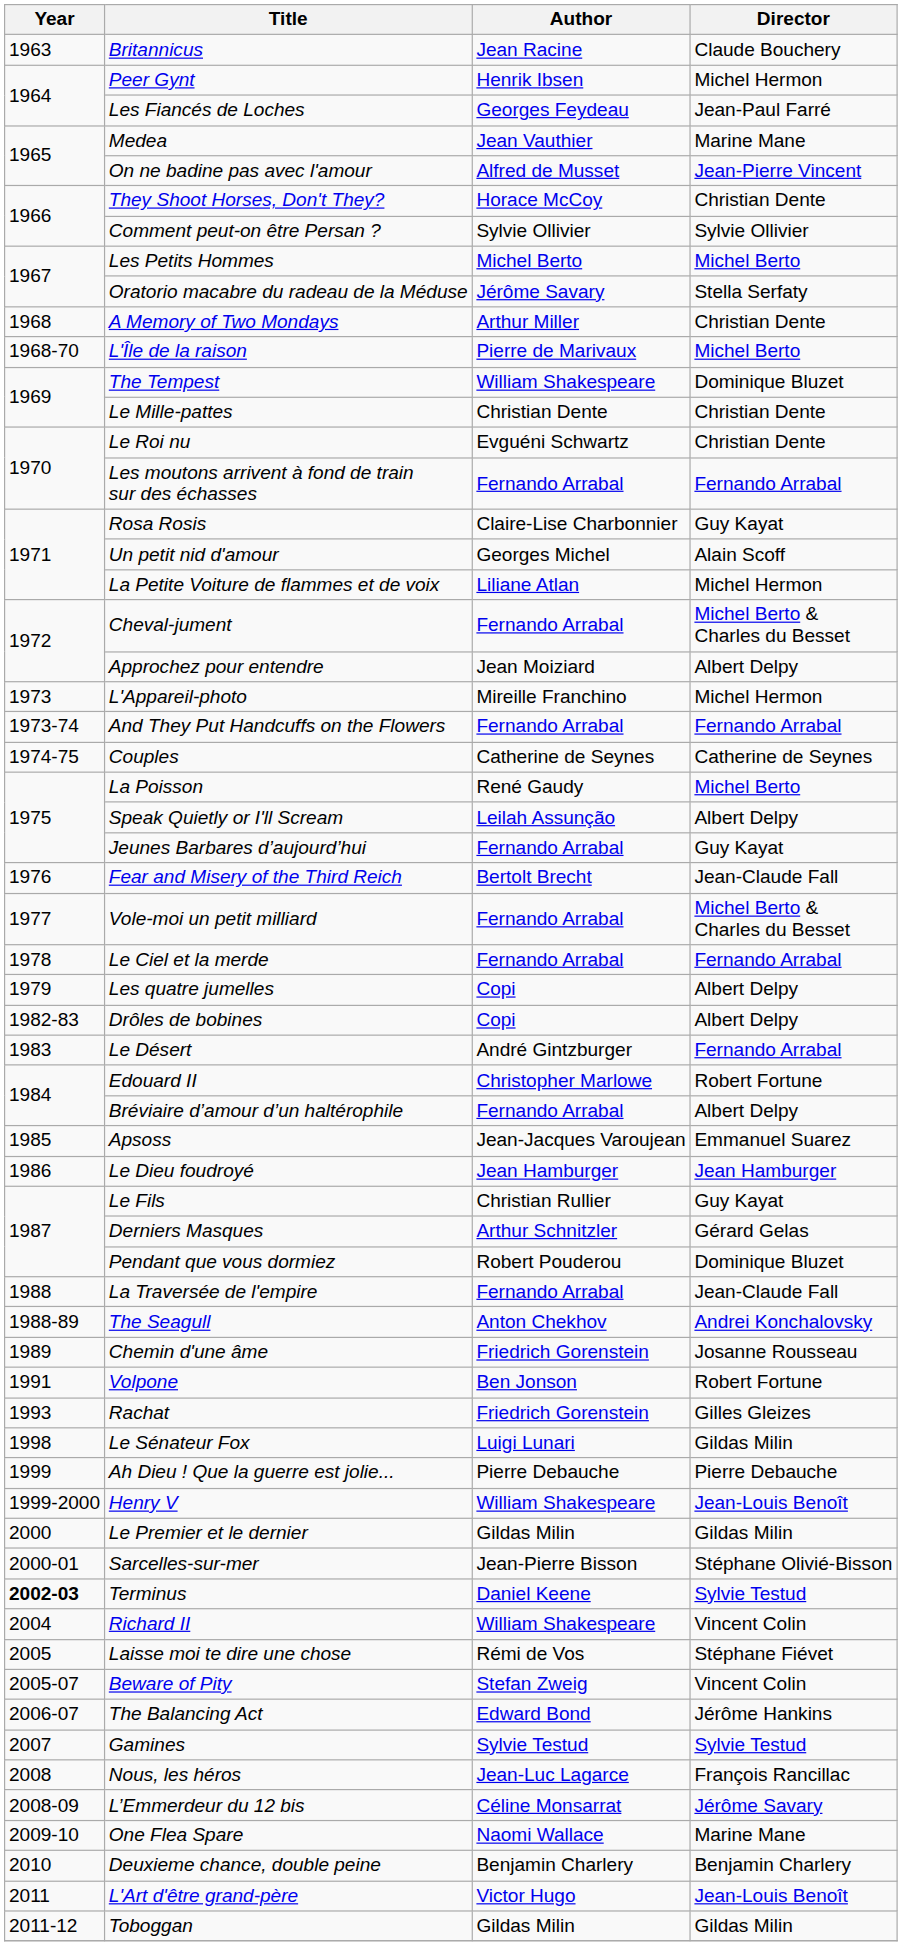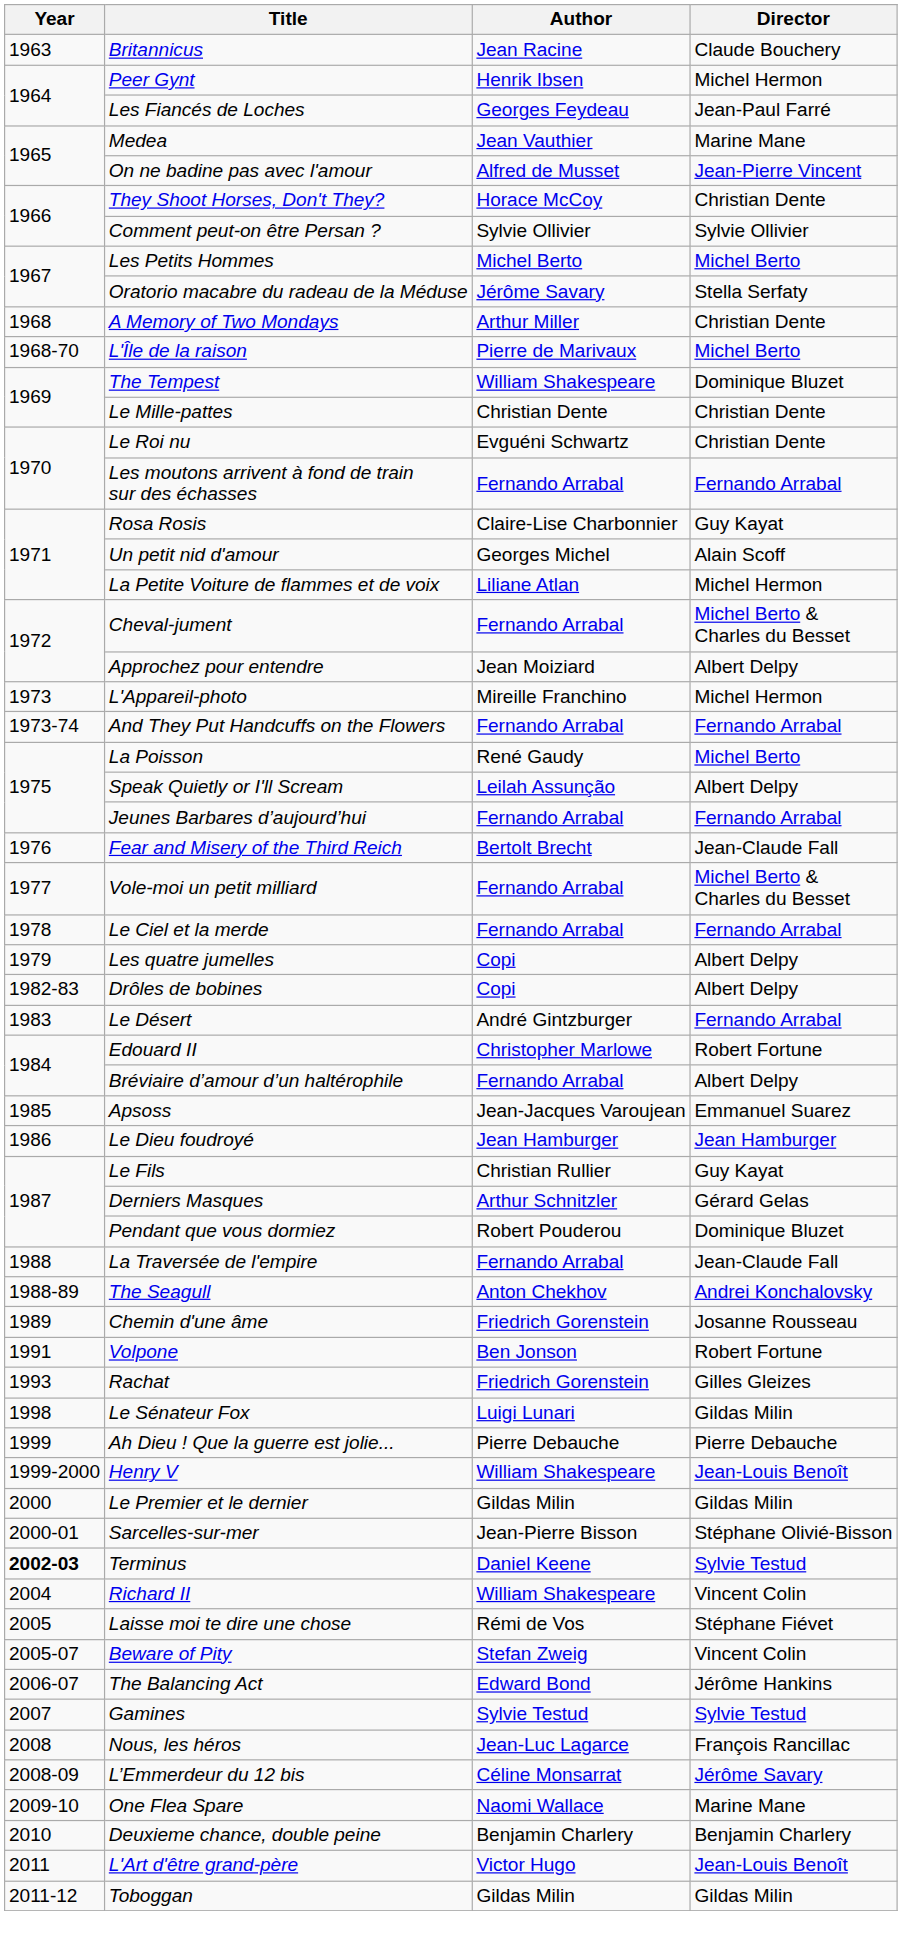- row: (144, 756)
(739, 847) Guy Kayat -> (768, 817) Fernando Arrabal
